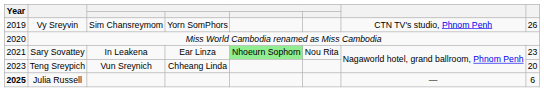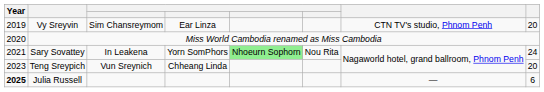(198, 24) Yorn SomPhors -> (198, 24) Ear Linza
(533, 24) 26 -> (533, 24) 20
(198, 52) Ear Linza -> (198, 52) Yorn SomPhors
(533, 52) 23 -> (533, 52) 24
